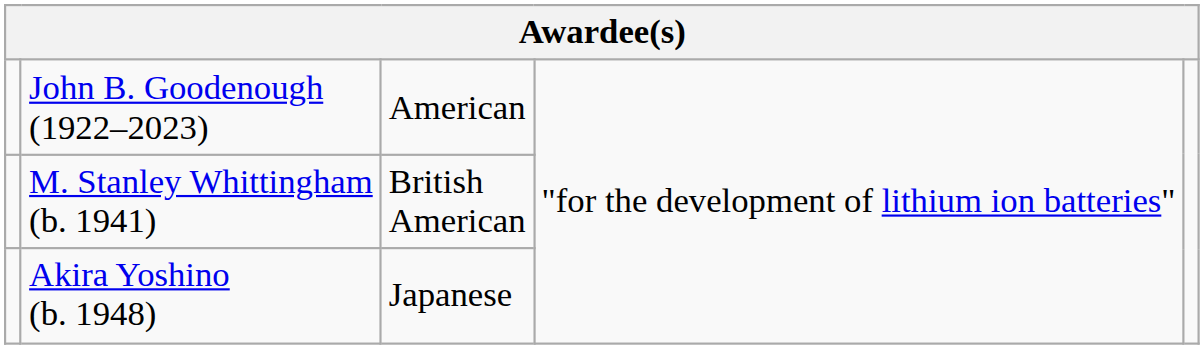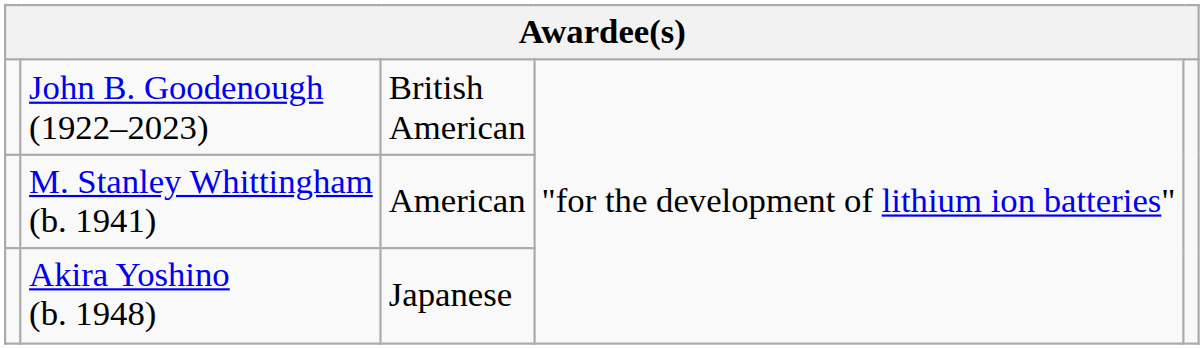(457, 106) American -> (457, 106) British American
(457, 200) British American -> (457, 200) American
